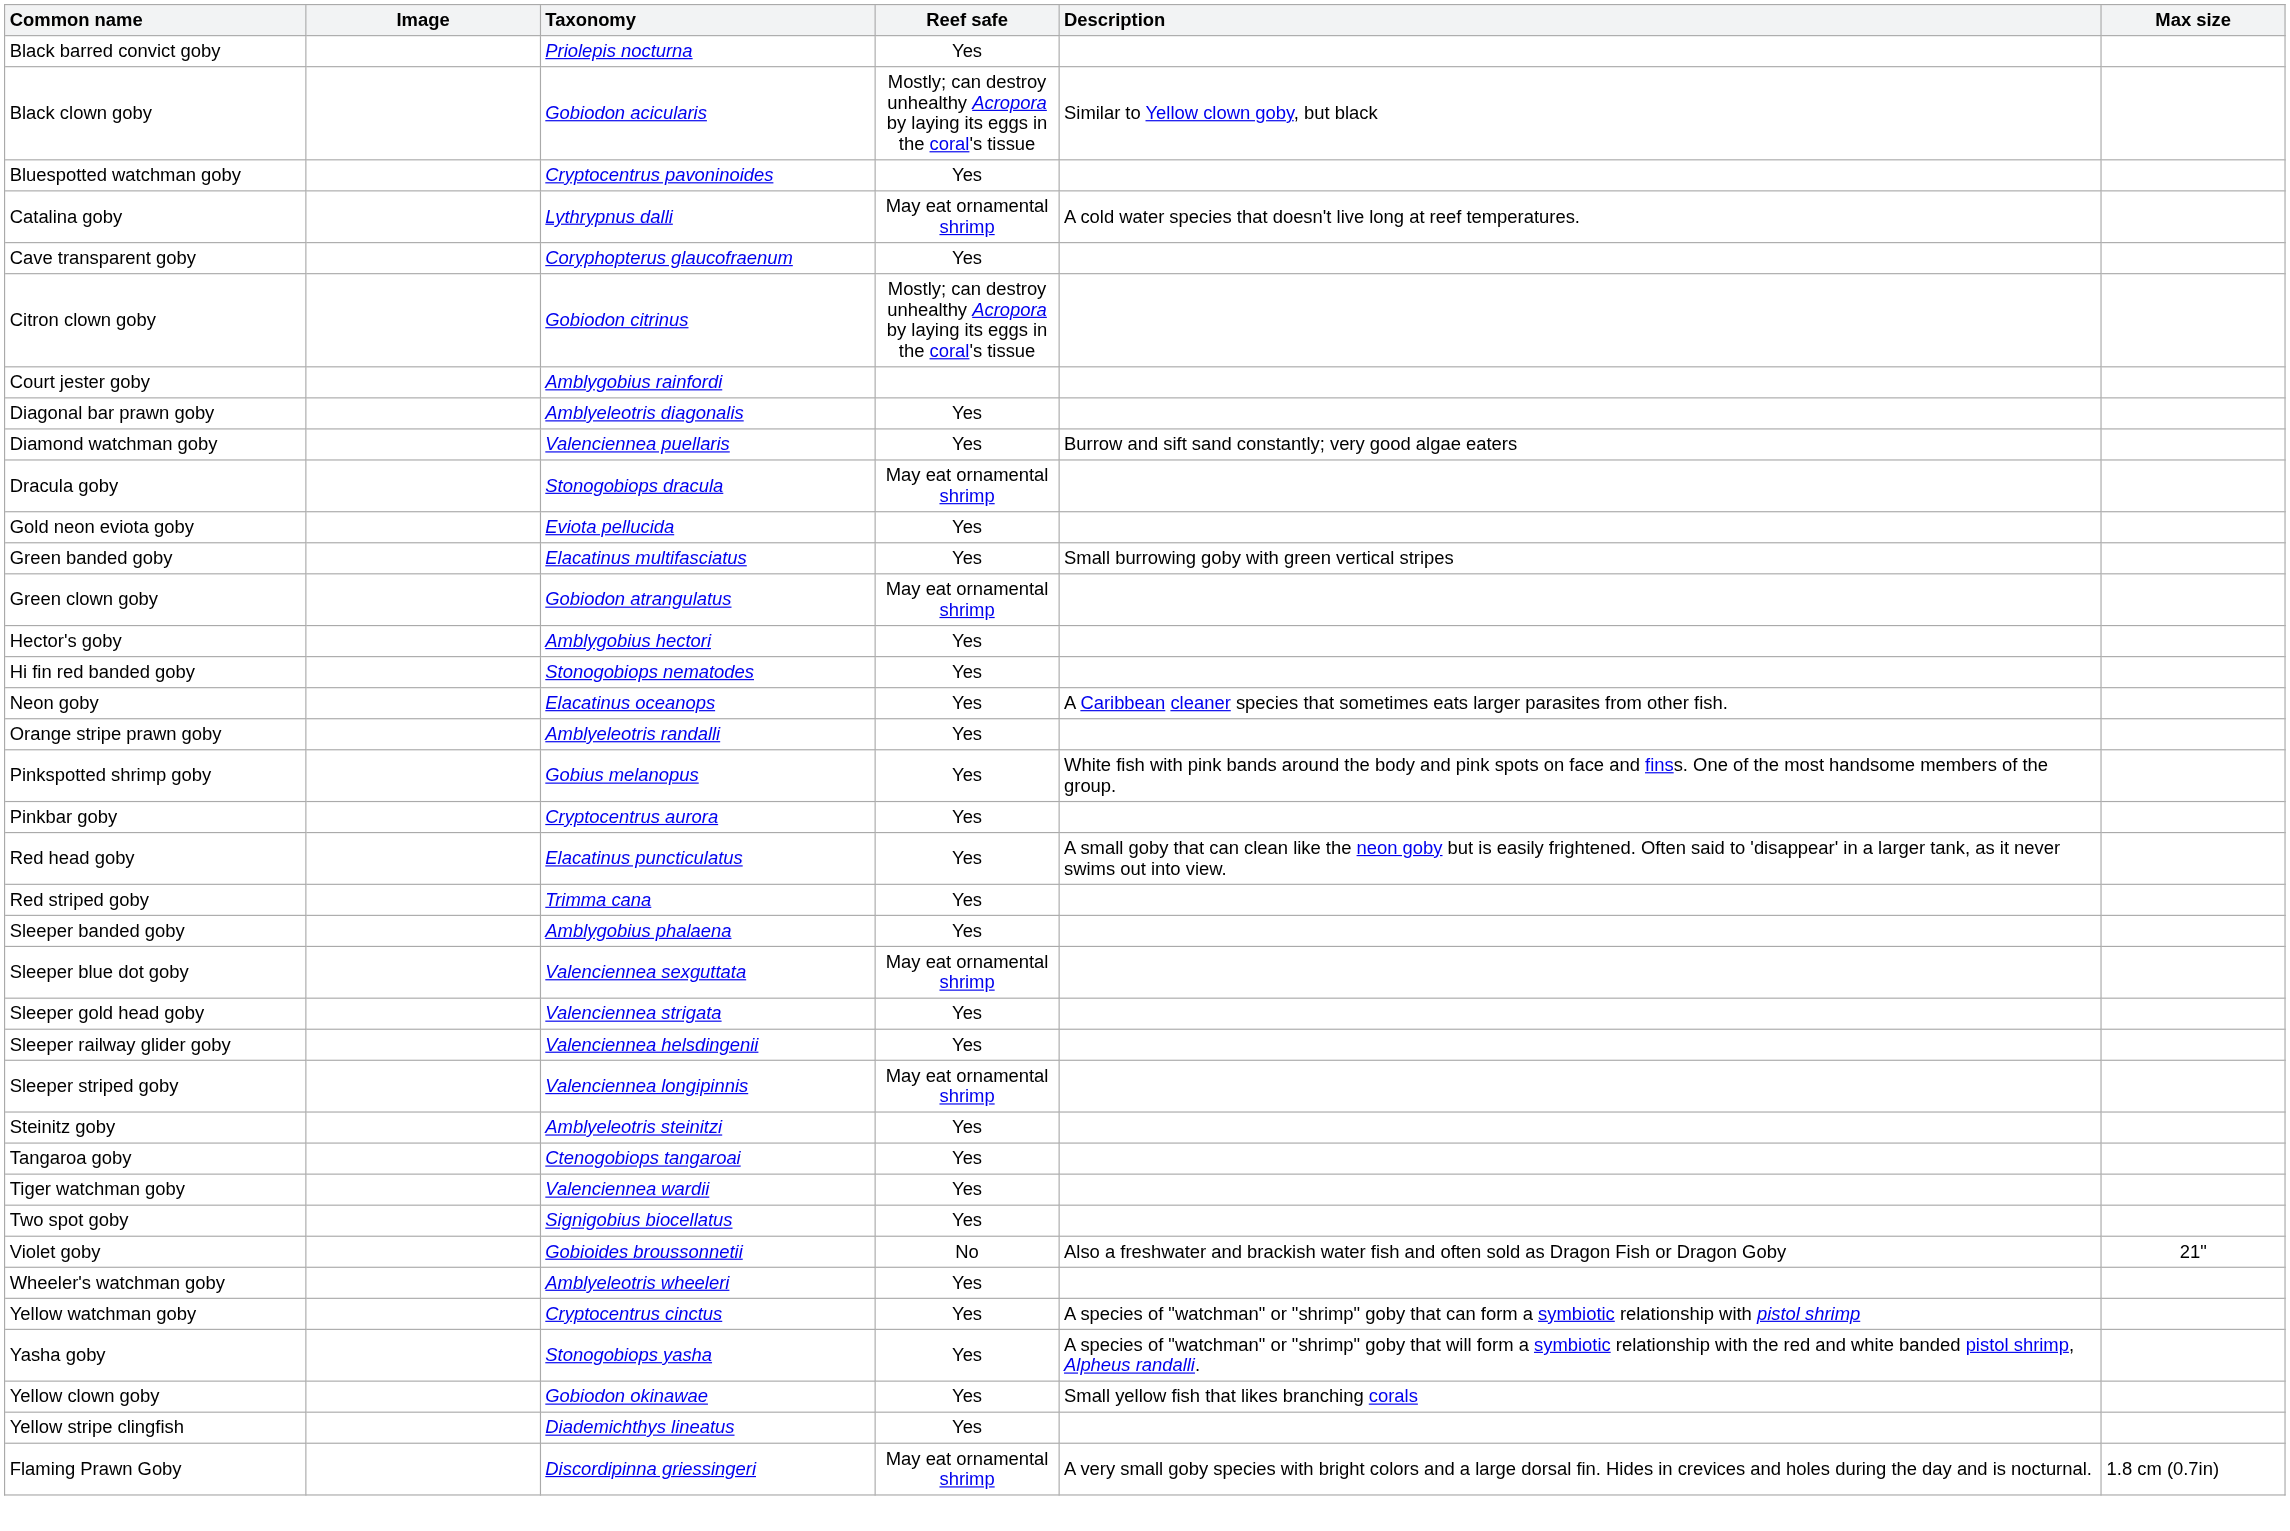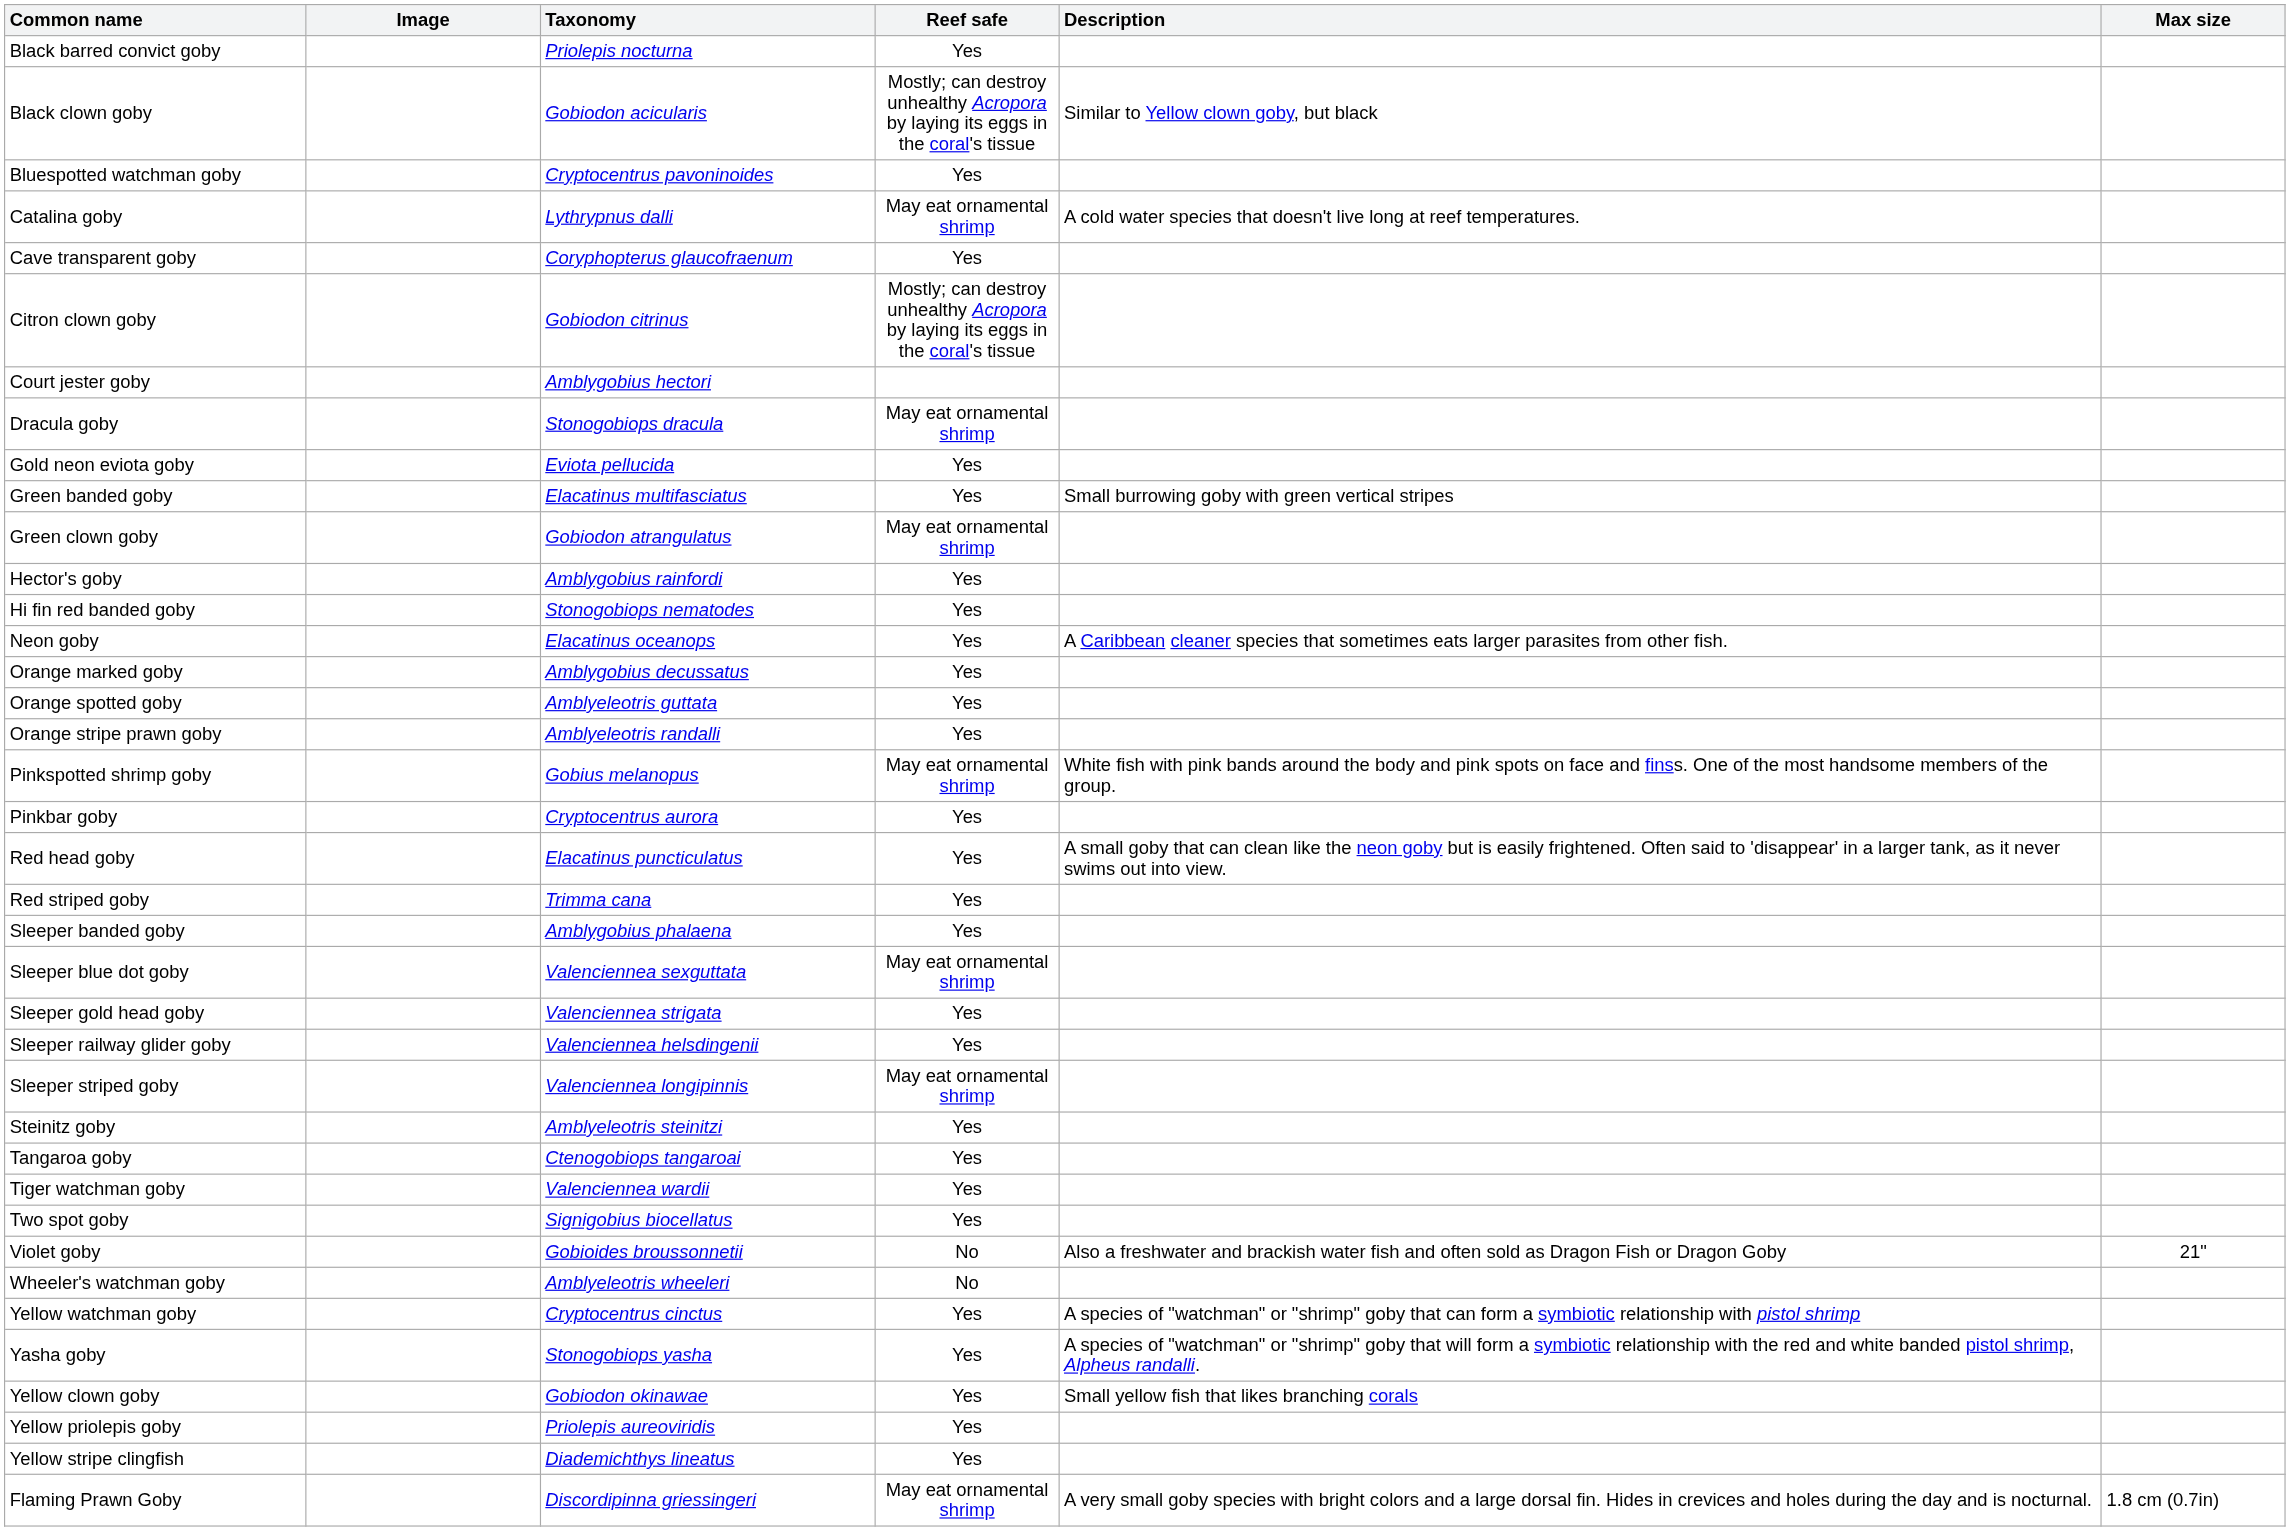(634, 382) Amblygobius rainfordi -> (628, 382) Amblygobius hectori
- row: (112, 413)
- row: (114, 444)
(628, 641) Amblygobius hectori -> (634, 578) Amblygobius rainfordi
+ row: (96, 672)
+ row: (96, 703)
(967, 775) Yes -> (967, 775) May eat ornamental shrimp
(967, 1282) Yes -> (967, 1282) No
+ row: (95, 1427)
